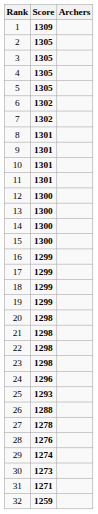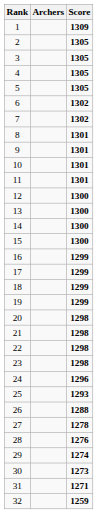columns swapped: (75, 12) <-> (43, 12)
